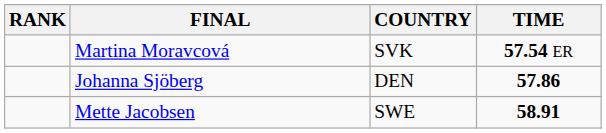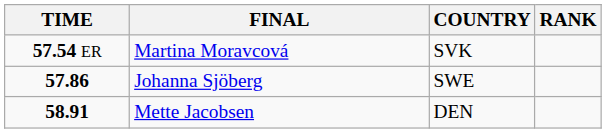columns swapped: (38, 19) <-> (539, 19)
(394, 81) DEN -> (454, 81) SWE
(395, 111) SWE -> (453, 111) DEN
